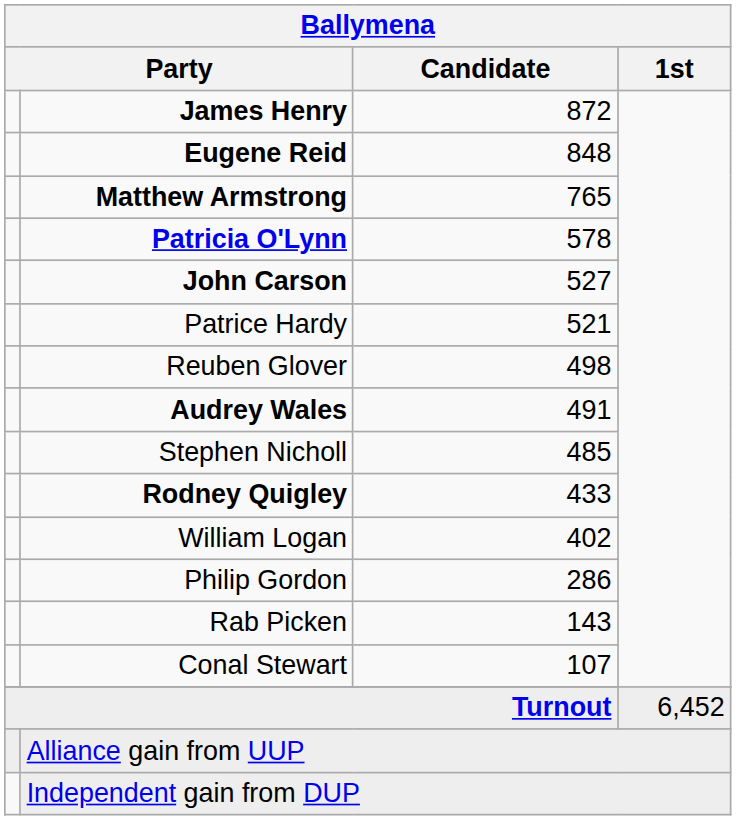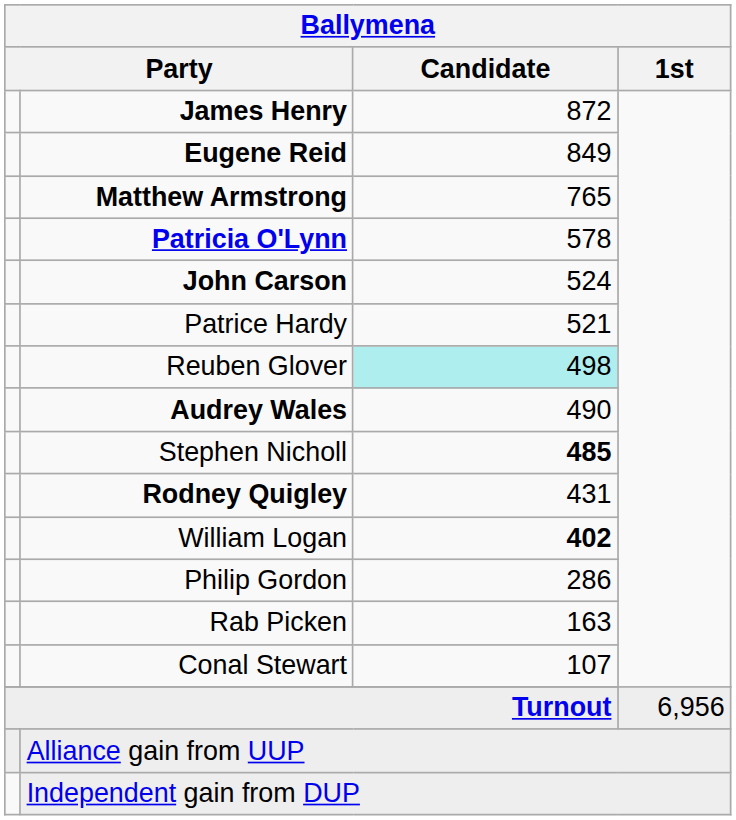(589, 153) 848 -> (589, 153) 849
(589, 281) 527 -> (589, 281) 524
(589, 366) no background -> (589, 366) paleturquoise background
(589, 409) 491 -> (589, 409) 490
(589, 452) normal -> (589, 452) bold
(589, 494) 433 -> (589, 494) 431
(589, 537) normal -> (589, 537) bold
(589, 622) 143 -> (589, 622) 163
(691, 707) 6,452 -> (691, 707) 6,956
